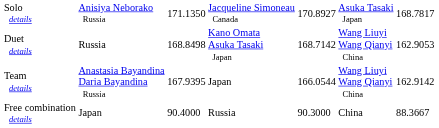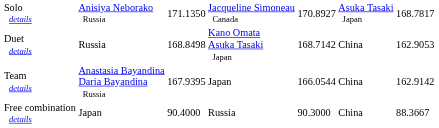(365, 44) Wang Liuyi Wang Qianyi China -> (351, 44) China
(365, 82) Wang Liuyi Wang Qianyi China -> (351, 82) China
